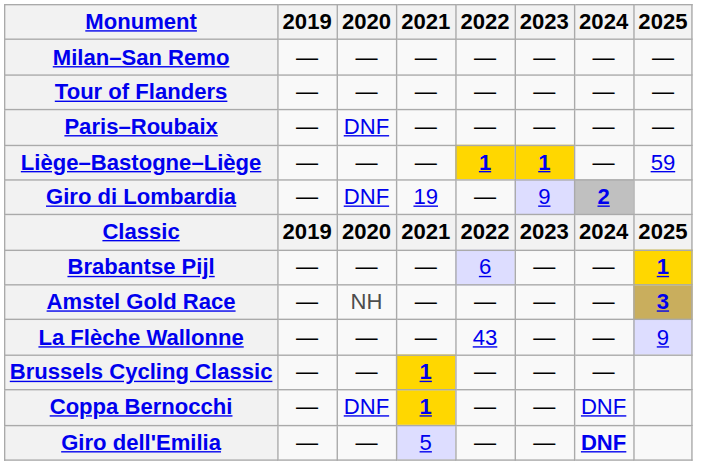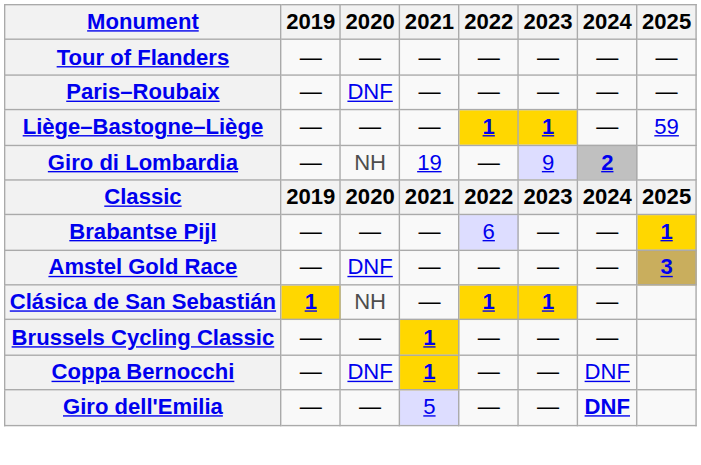- row: (141, 57)
(366, 197) DNF -> (370, 162) NH
(366, 302) NH -> (370, 267) DNF
- row: (141, 337)
+ row: (143, 302)
